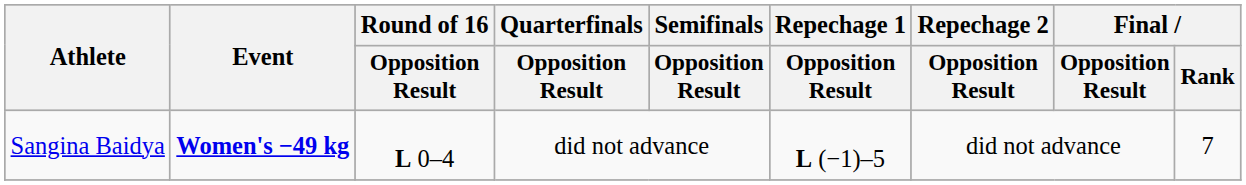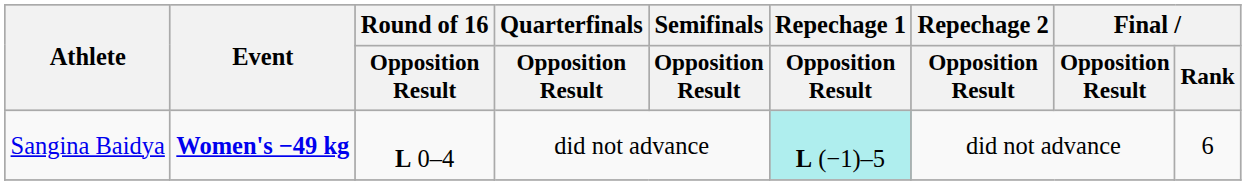(840, 159) no background -> (840, 159) paleturquoise background
(1208, 145) 7 -> (1208, 145) 6
